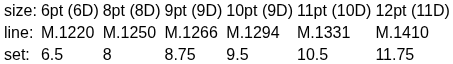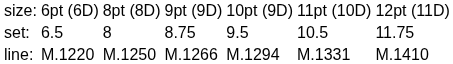rows swapped: (17, 54) <-> (19, 32)
